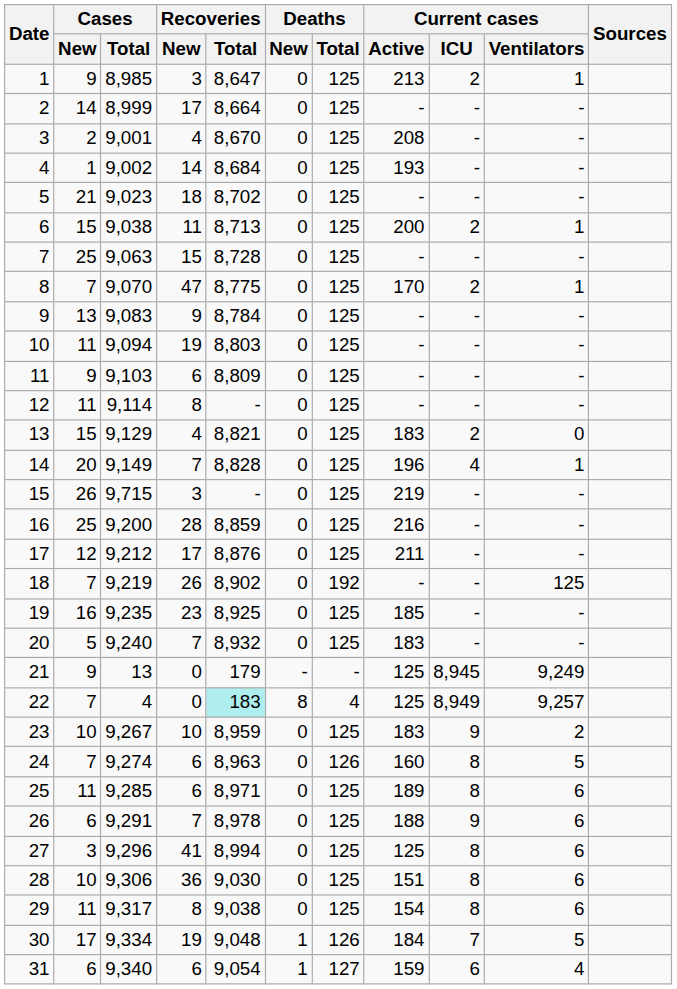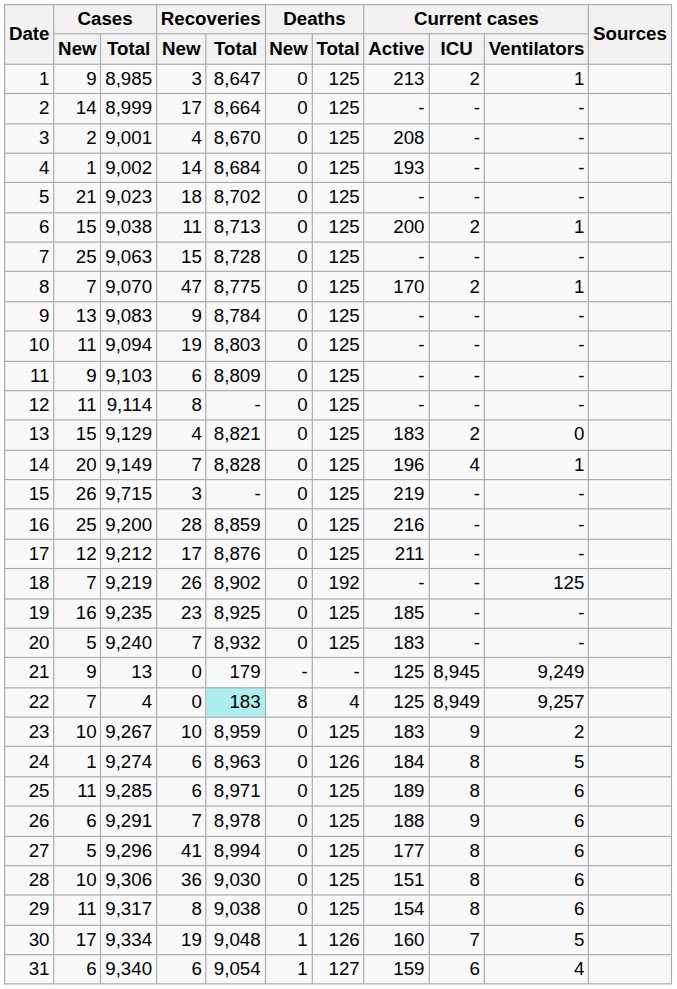(91, 761) 7 -> (91, 761) 1
(409, 761) 160 -> (409, 761) 184
(91, 850) 3 -> (91, 850) 5
(409, 850) 125 -> (409, 850) 177
(409, 939) 184 -> (409, 939) 160
